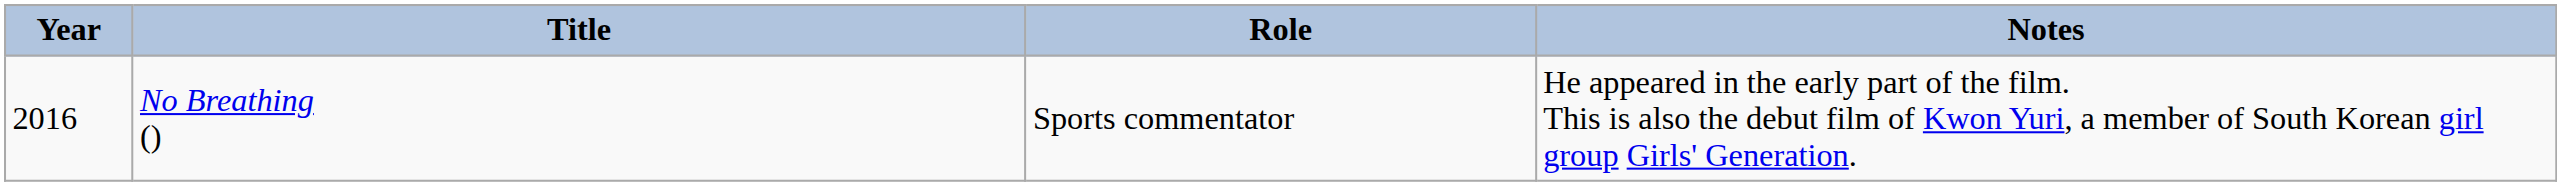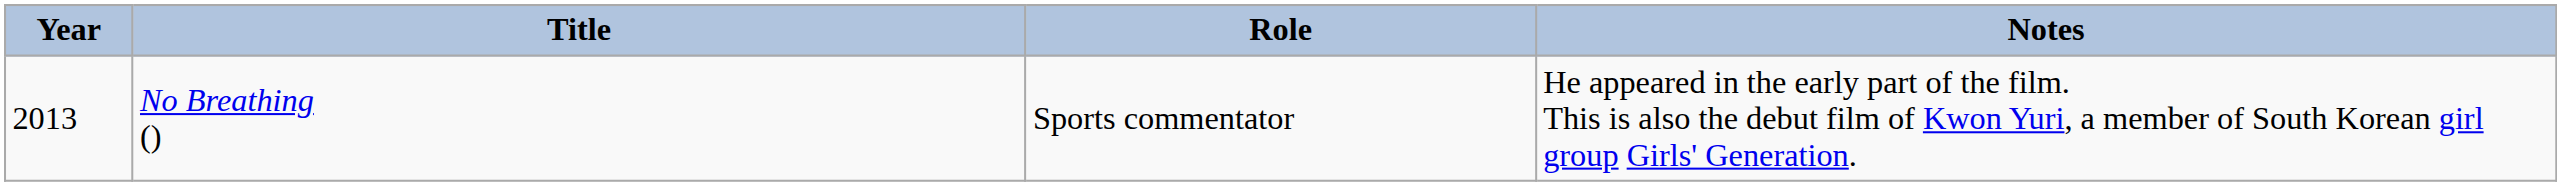(45, 117) 2016 -> (45, 117) 2013
